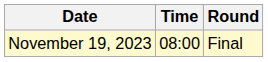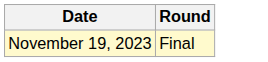- column: (180, 17)
